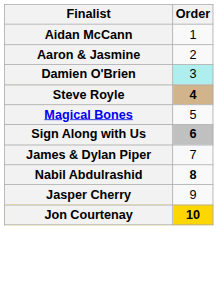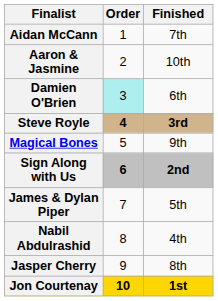+ column: (178, 14)
(193, 174) bold -> (123, 238) normal
